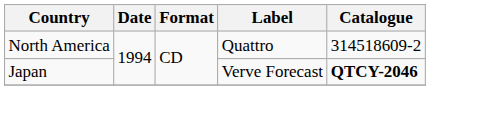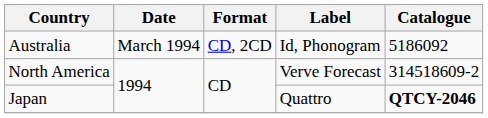+ row: (40, 44)
(248, 44) Quattro -> (330, 71) Verve Forecast
(272, 71) Verve Forecast -> (306, 98) Quattro
